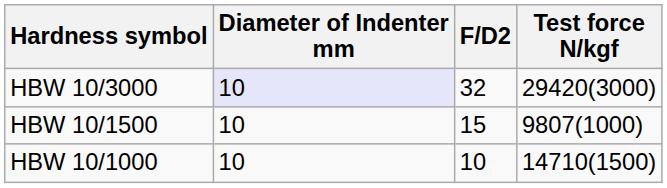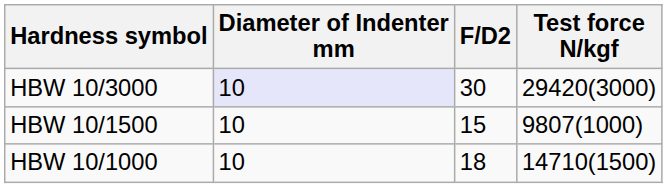(473, 87) 32 -> (473, 87) 30
(473, 162) 10 -> (473, 162) 18
